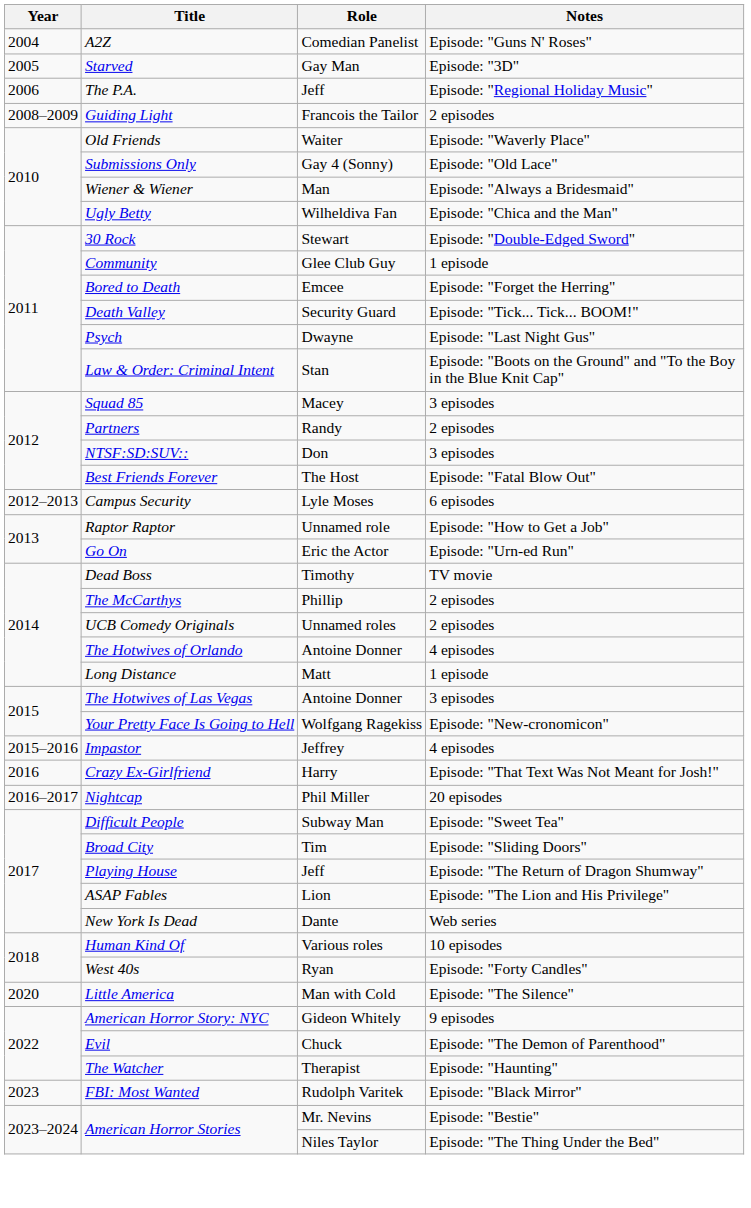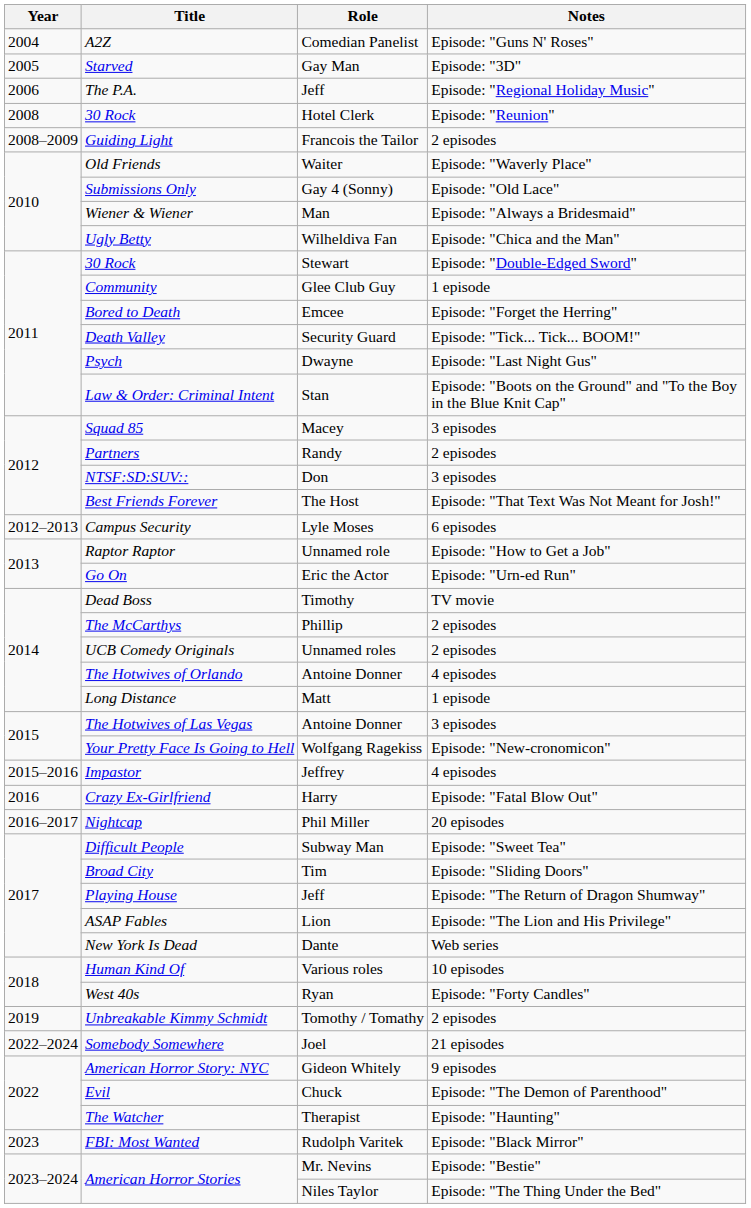+ row: (110, 115)
(513, 477) Episode: "Fatal Blow Out" -> (576, 501) Episode: "That Text Was Not Meant for Josh!"
(574, 772) Episode: "That Text Was Not Meant for Josh!" -> (514, 797) Episode: "Fatal Blow Out"
+ row: (176, 1018)
- row: (130, 994)
+ row: (154, 1043)
